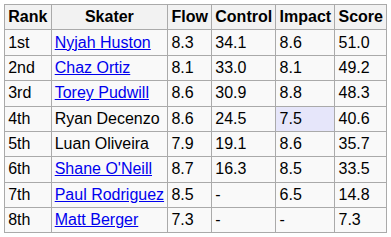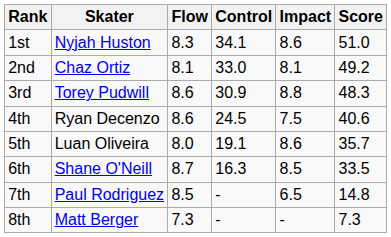(291, 118) lavender background -> (291, 118) no background
(183, 144) 7.9 -> (183, 144) 8.0
